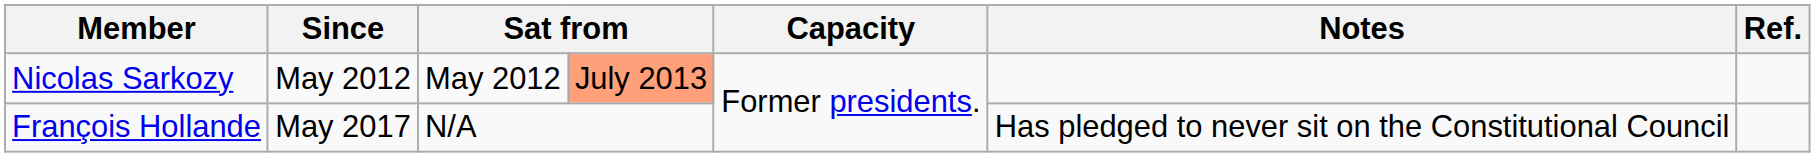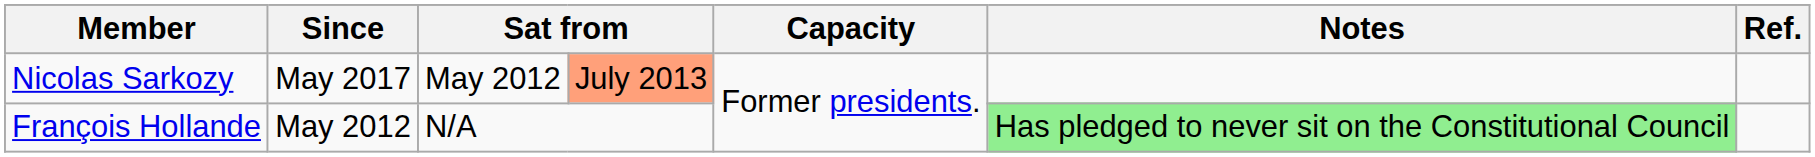(343, 77) May 2012 -> (343, 77) May 2017
(343, 126) May 2017 -> (343, 126) May 2012
(1362, 126) no background -> (1362, 126) lightgreen background
